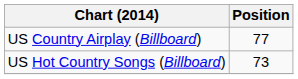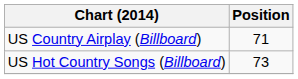(261, 39) 77 -> (261, 39) 71
